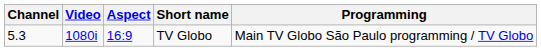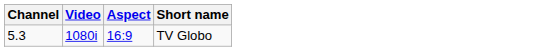- column: (384, 14)
